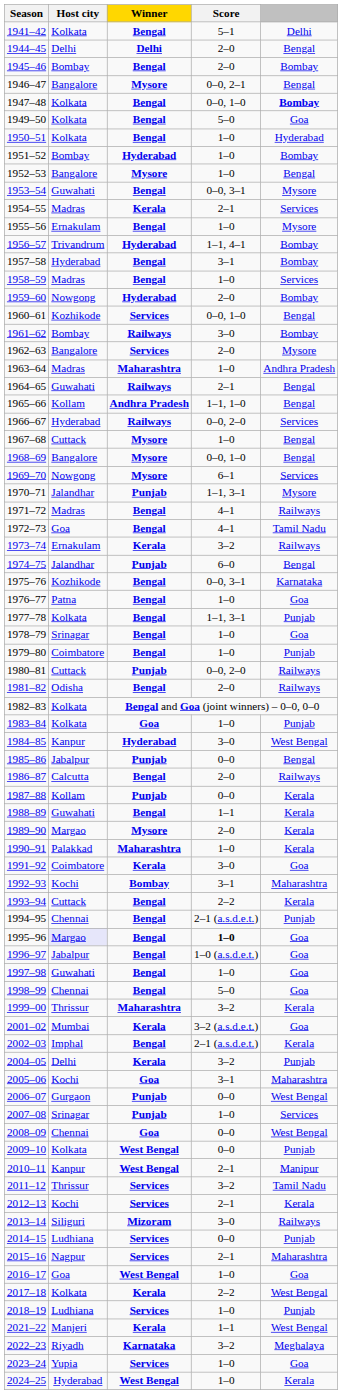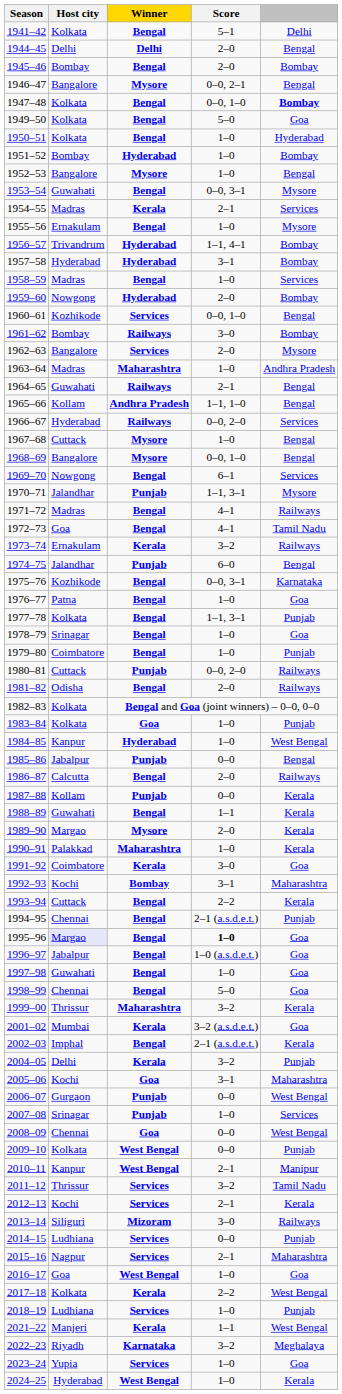(149, 262) Bengal -> (149, 262) Hyderabad
(149, 475) Mysore -> (149, 475) Bengal
(226, 741) 3–0 -> (226, 741) 1–0
